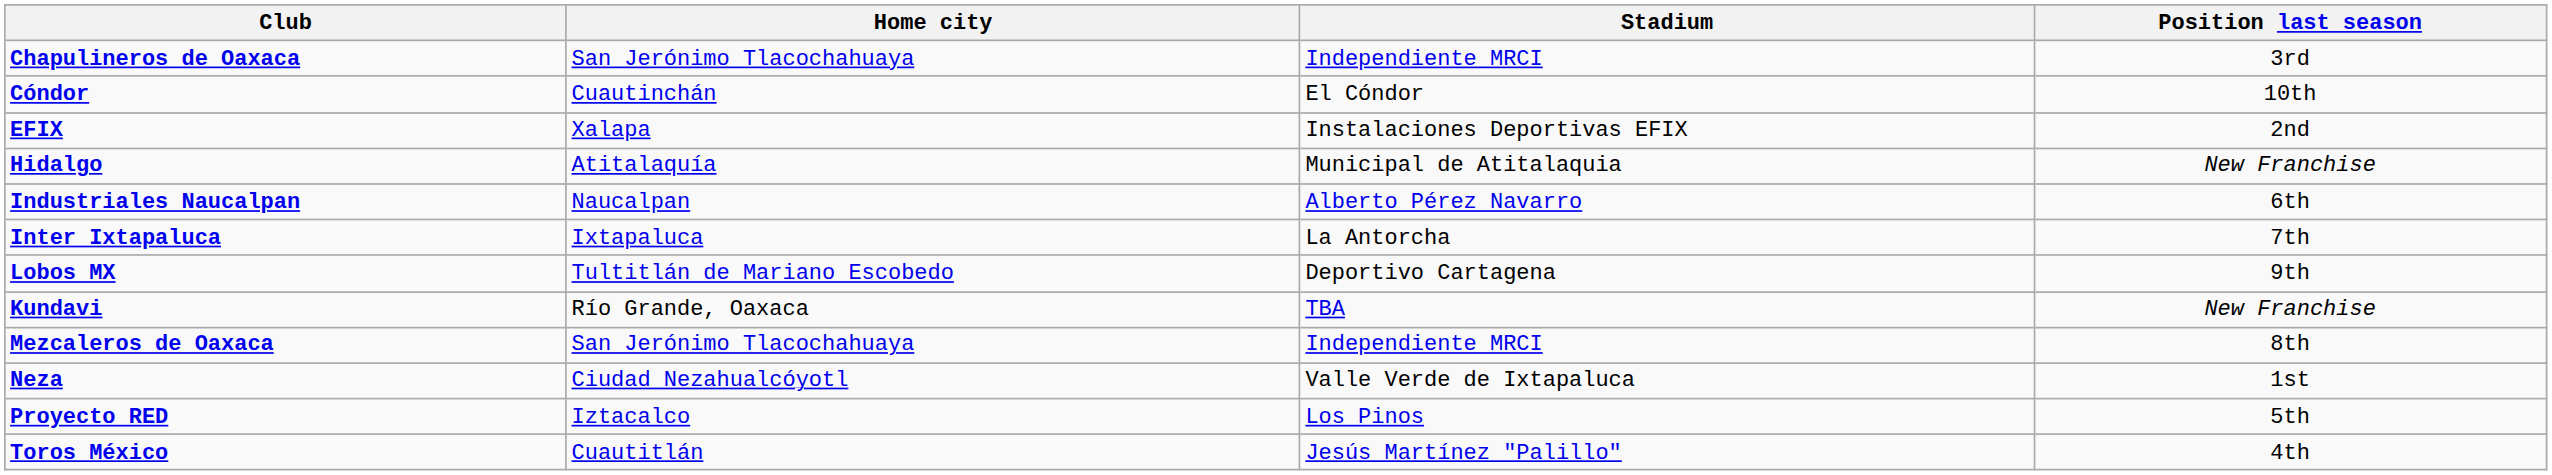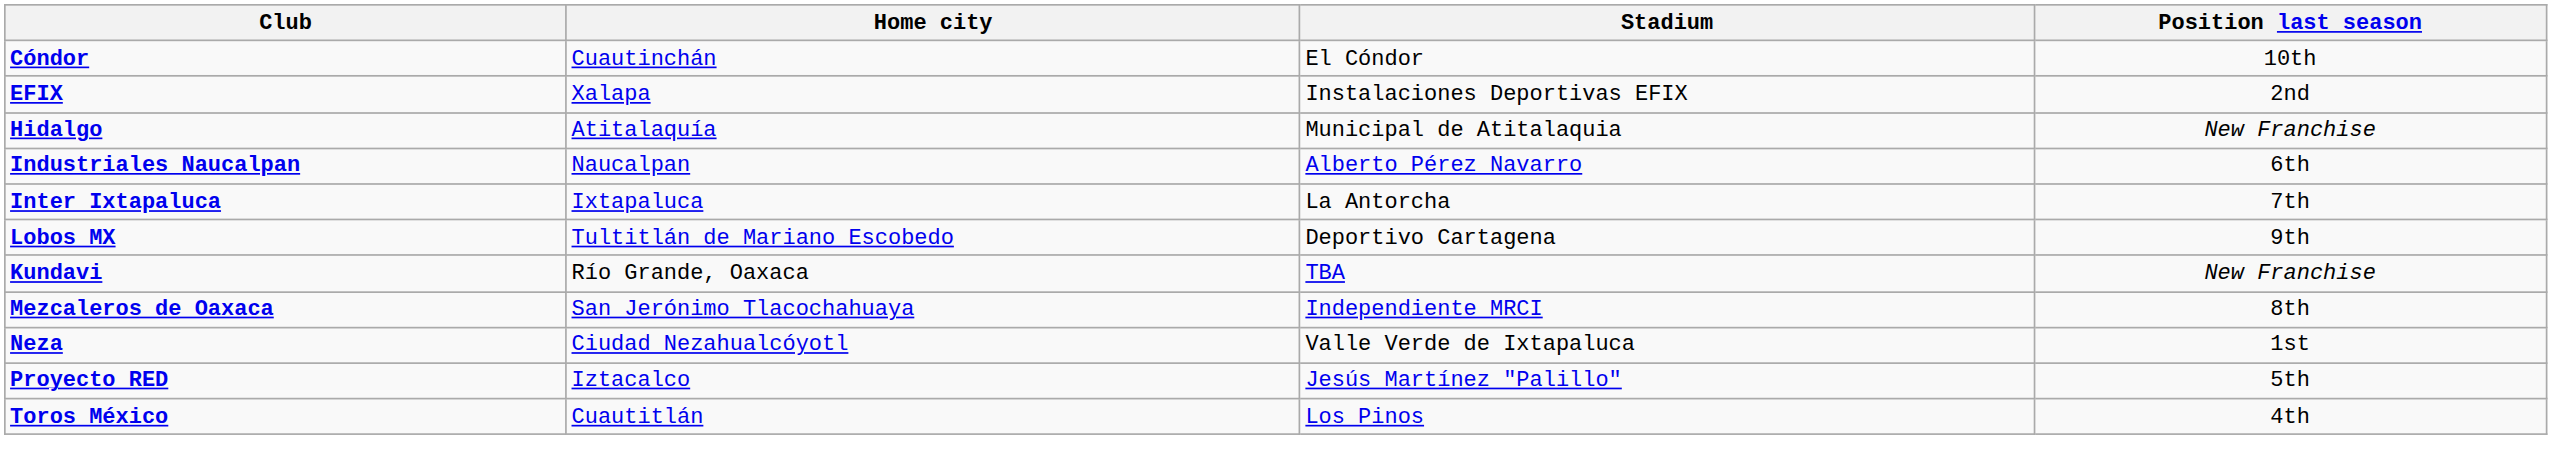- row: (155, 59)
(1365, 417) Los Pinos -> (1464, 381) Jesús Martínez "Palillo"
(1464, 452) Jesús Martínez "Palillo" -> (1365, 417) Los Pinos
